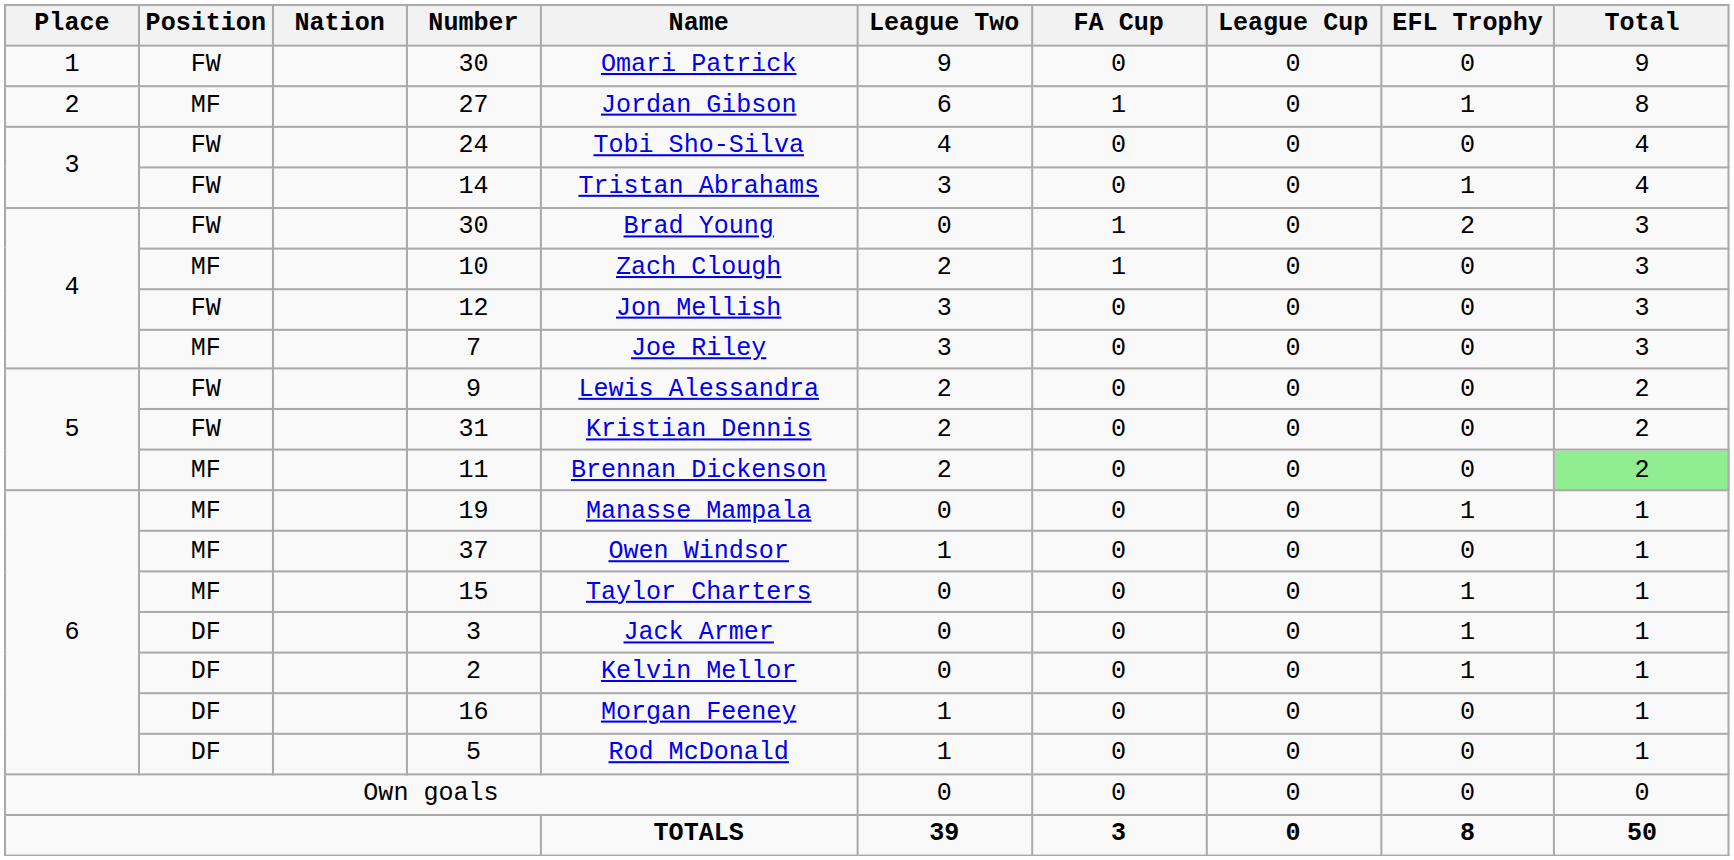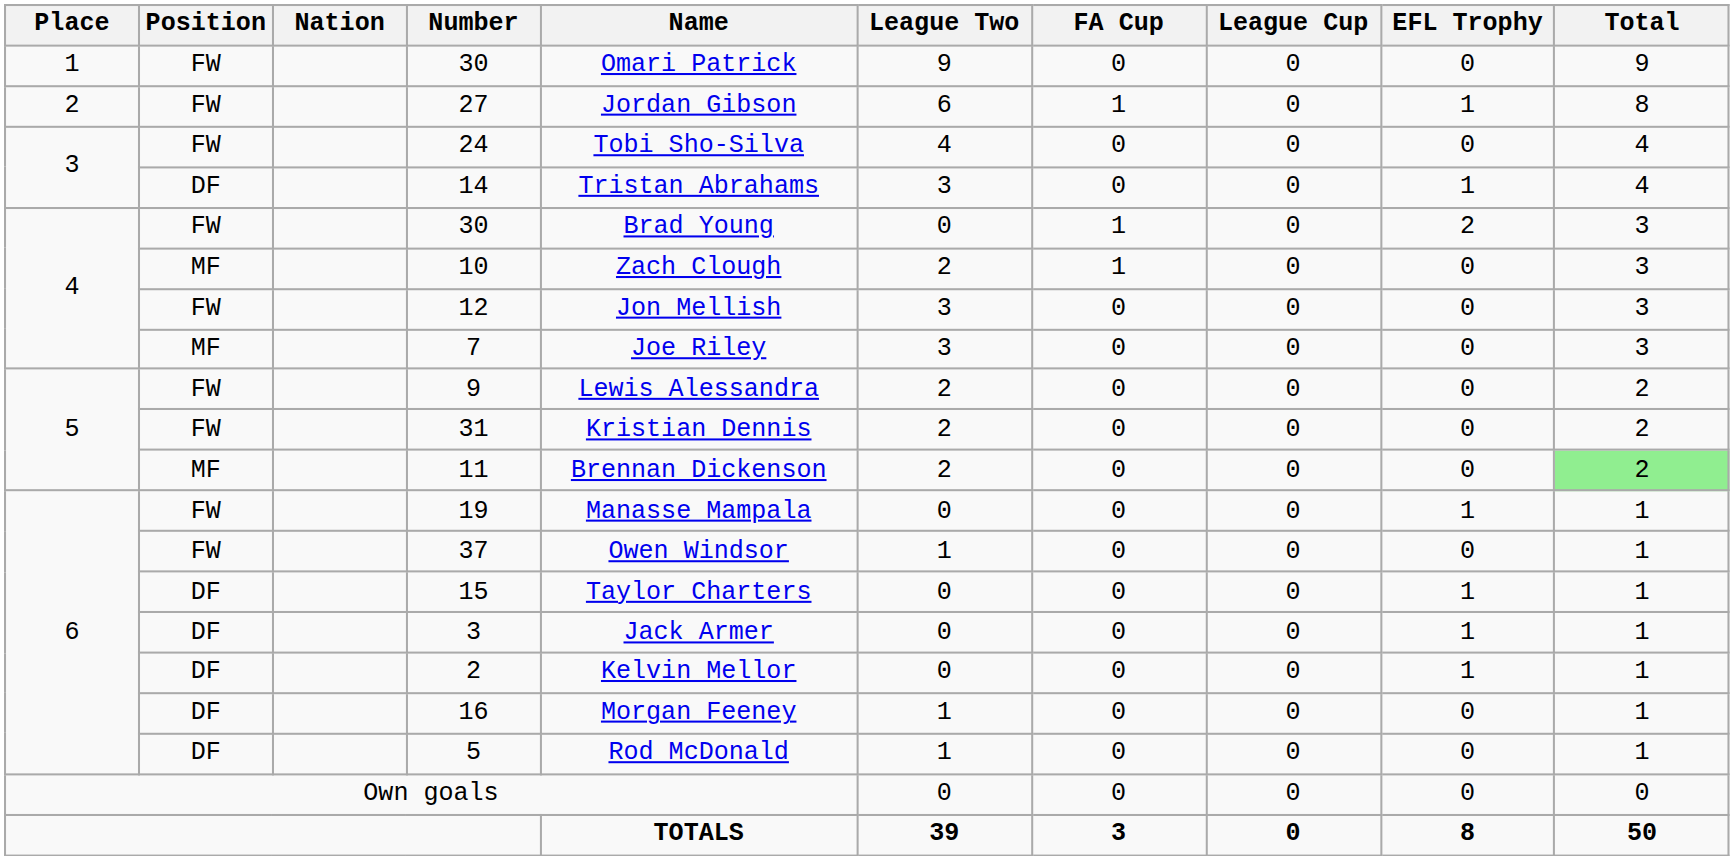(206, 107) MF -> (206, 107) FW
(206, 187) FW -> (206, 187) DF
(206, 511) MF -> (206, 511) FW
(206, 552) MF -> (206, 552) FW
(206, 592) MF -> (206, 592) DF
